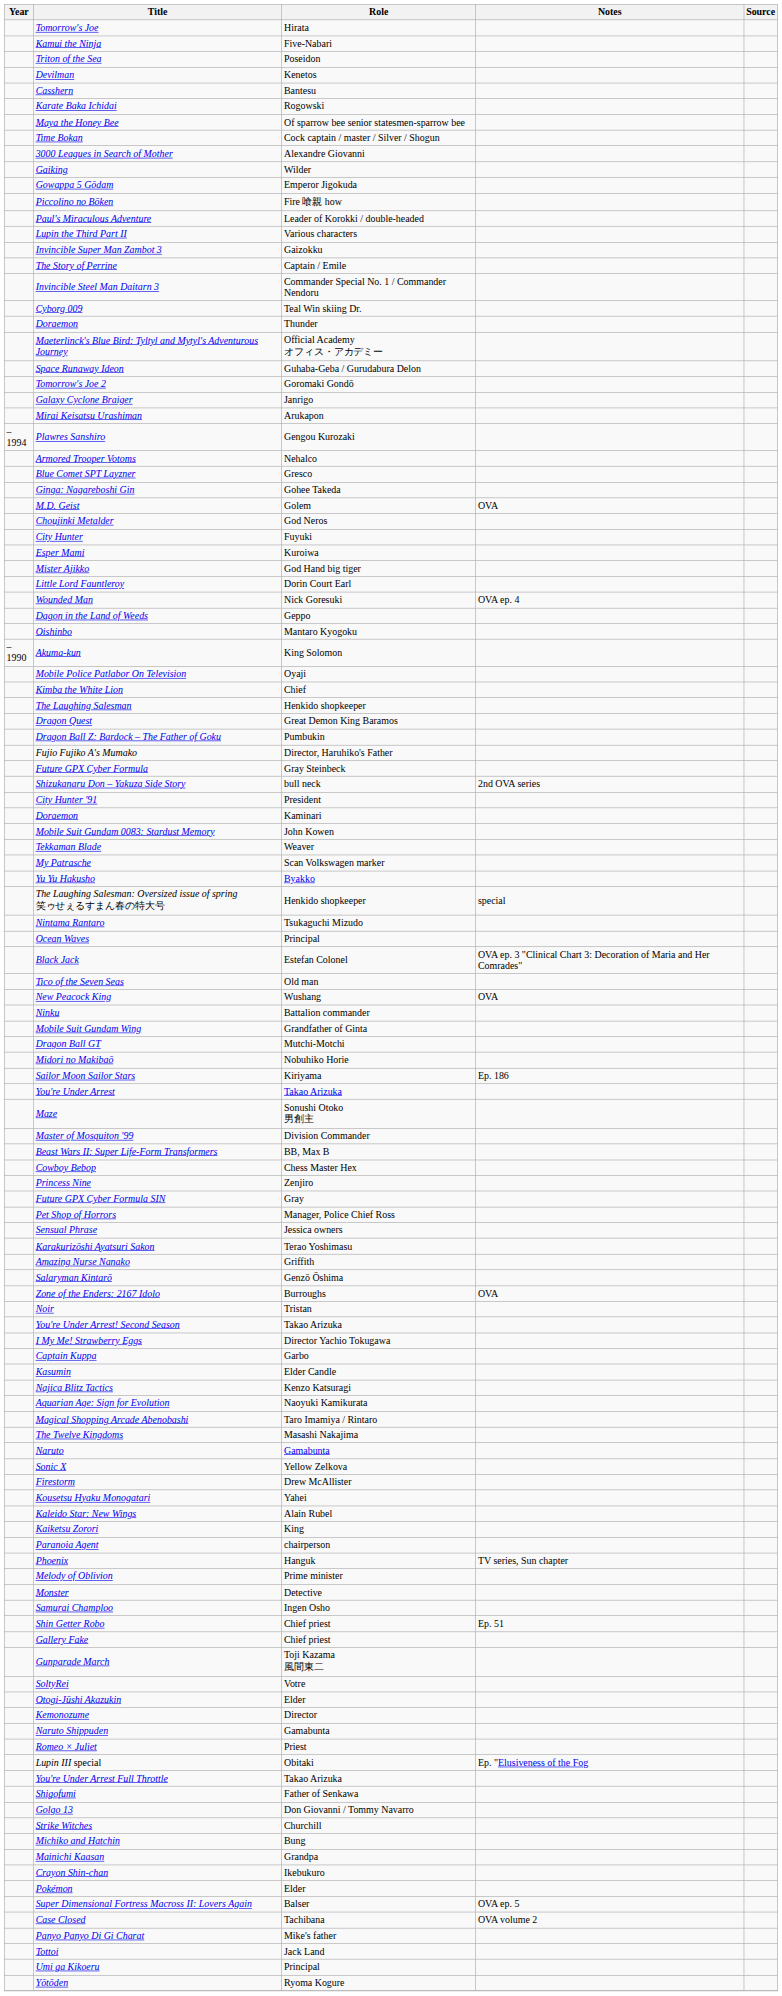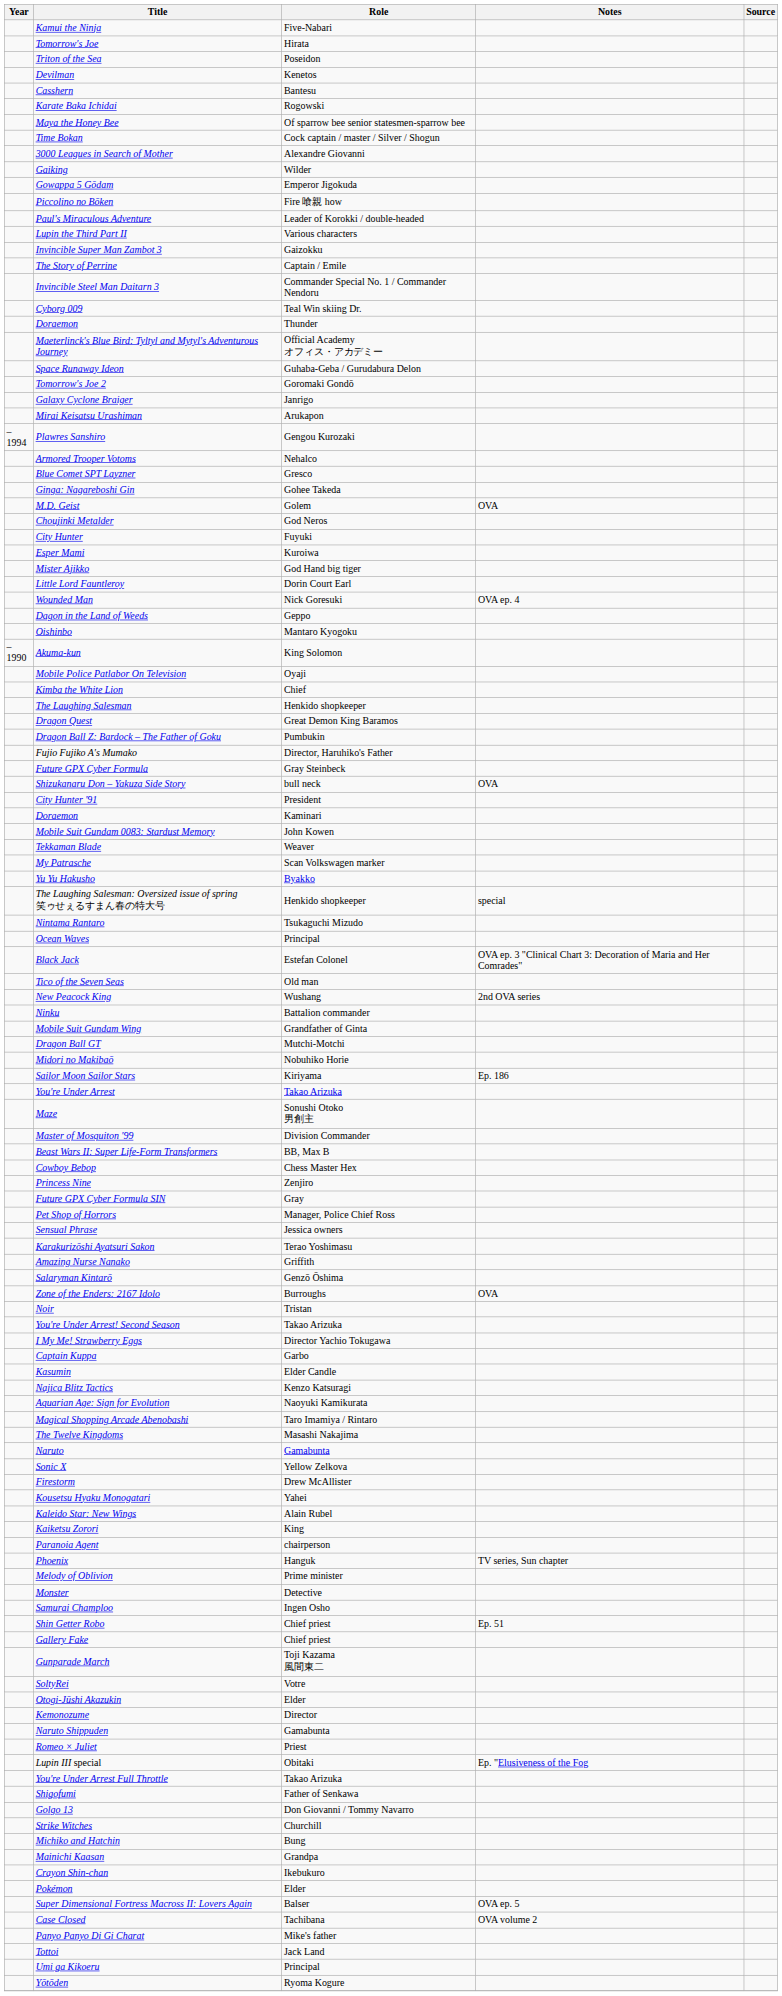rows swapped: (68, 43) <-> (67, 28)
(509, 784) 2nd OVA series -> (488, 784) OVA
(488, 997) OVA -> (509, 997) 2nd OVA series
